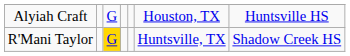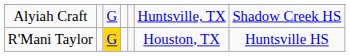(182, 16) Houston, TX -> (182, 16) Huntsville, TX
(287, 16) Huntsville HS -> (287, 16) Shadow Creek HS
(182, 39) Huntsville, TX -> (182, 39) Houston, TX
(287, 39) Shadow Creek HS -> (287, 39) Huntsville HS
